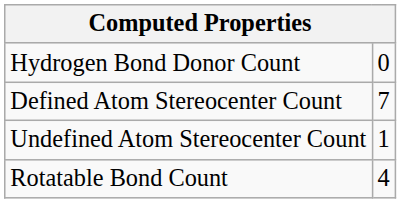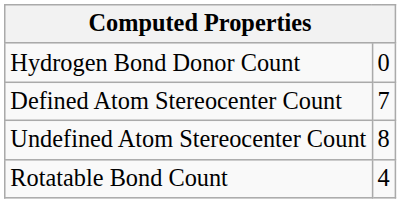(384, 139) 1 -> (384, 139) 8
